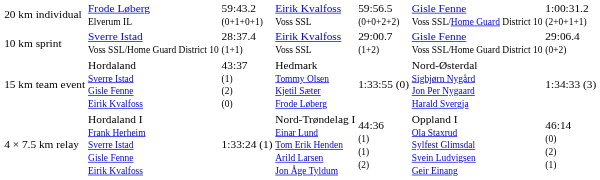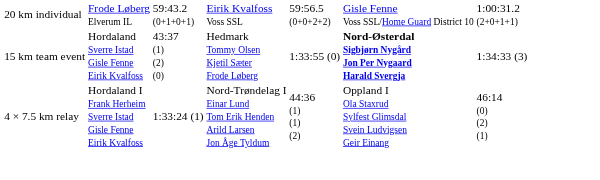- row: (33, 43)
(445, 84) normal -> (379, 56) bold
